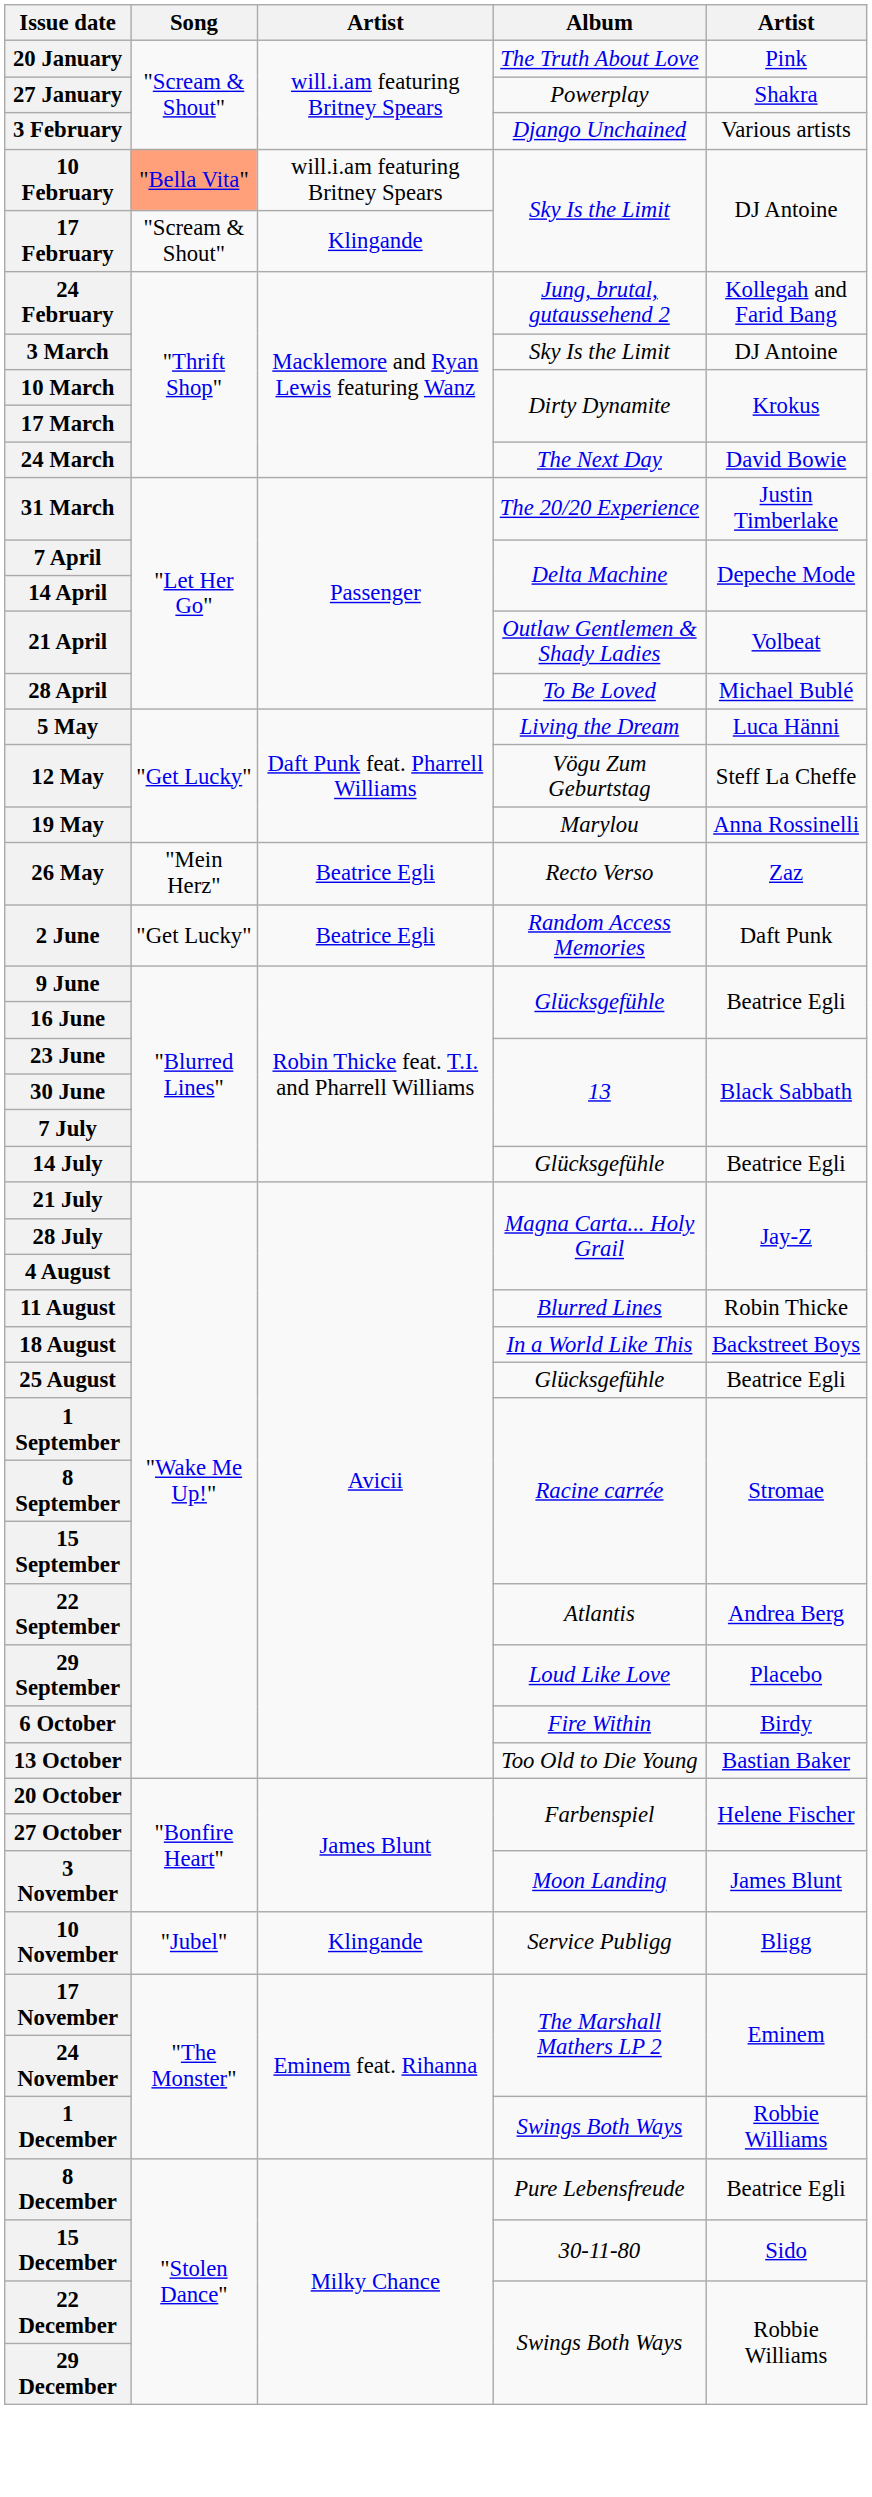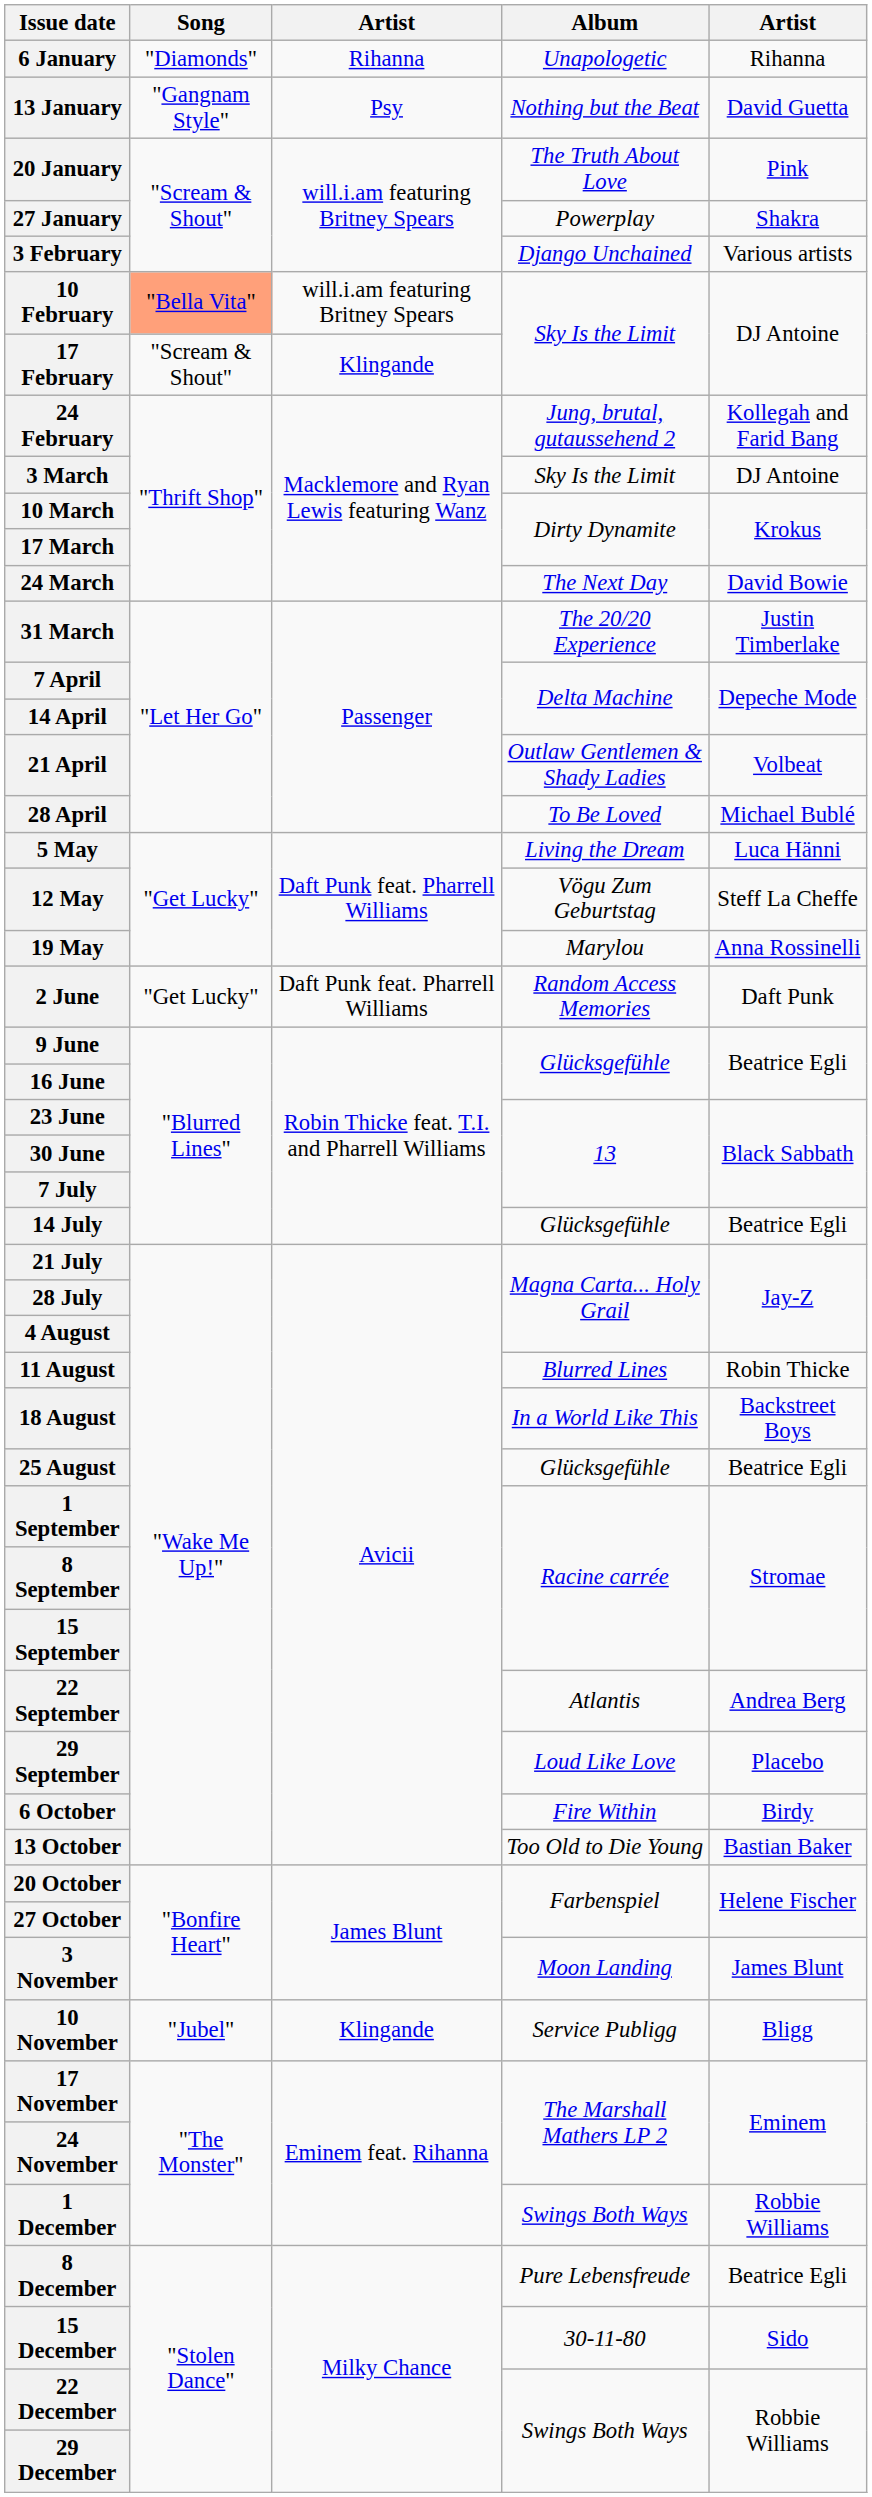+ row: (67, 58)
+ row: (67, 107)
- row: (68, 873)
(375, 934) Beatrice Egli -> (387, 996) Daft Punk feat. Pharrell Williams
